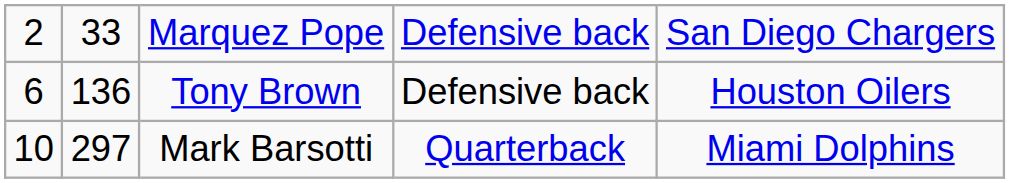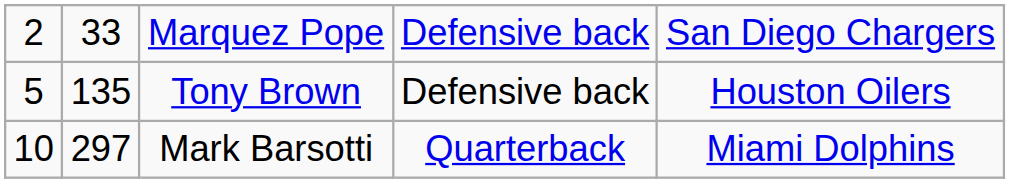(34, 90) 6 -> (34, 90) 5
(101, 90) 136 -> (101, 90) 135
